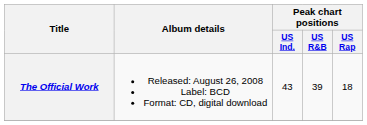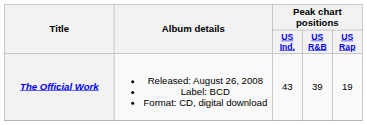(347, 87) 18 -> (347, 87) 19
